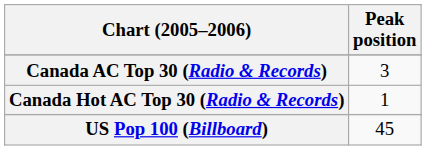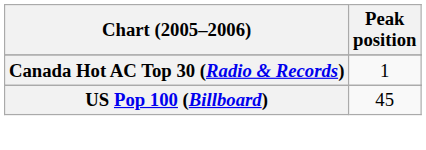- row: (177, 70)
